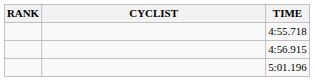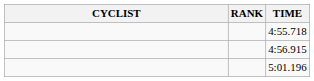columns swapped: (23, 13) <-> (154, 13)
